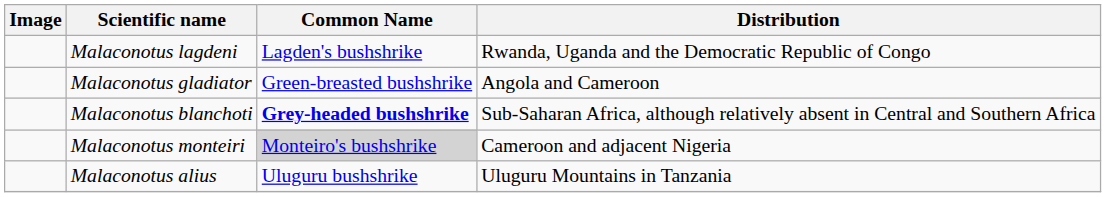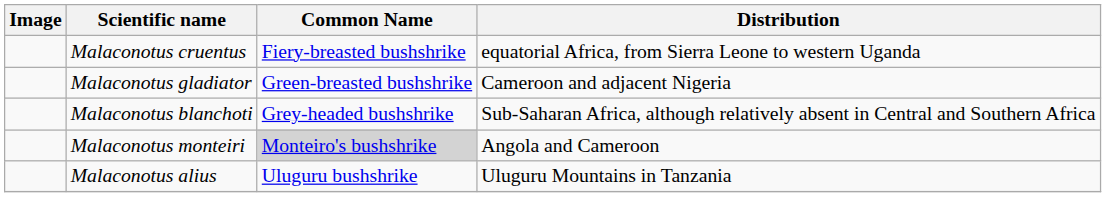+ row: (158, 51)
- row: (154, 51)
(570, 82) Angola and Cameroon -> (606, 82) Cameroon and adjacent Nigeria
(365, 113) bold -> (358, 113) normal
(606, 144) Cameroon and adjacent Nigeria -> (570, 144) Angola and Cameroon
